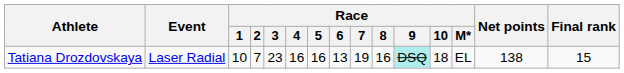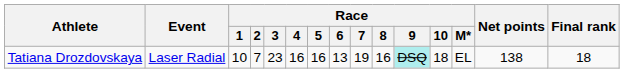(584, 58) 15 -> (584, 58) 18
